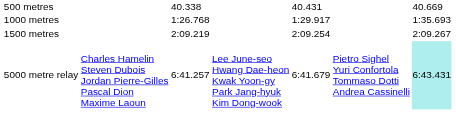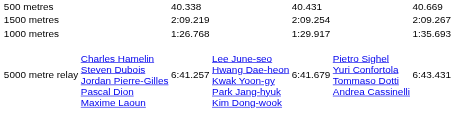rows swapped: (31, 20) <-> (31, 33)
(432, 75) paleturquoise background -> (432, 75) no background
